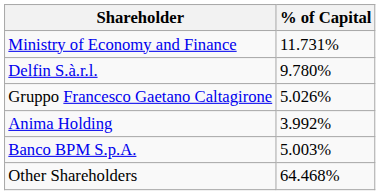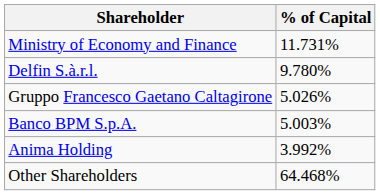rows swapped: (72, 149) <-> (60, 123)
